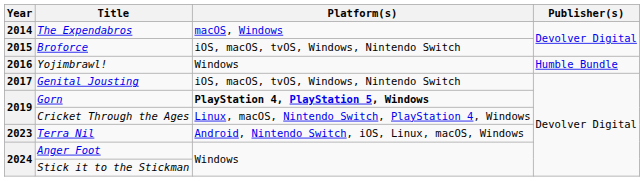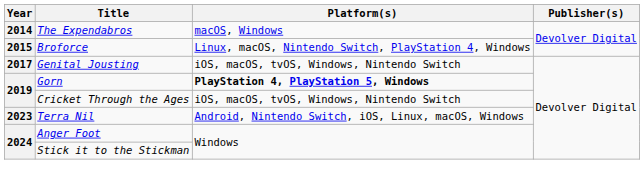(328, 47) iOS, macOS, tvOS, Windows, Nintendo Switch -> (362, 47) Linux, macOS, Nintendo Switch, PlayStation 4, Windows
- row: (72, 64)
(362, 116) Linux, macOS, Nintendo Switch, PlayStation 4, Windows -> (328, 99) iOS, macOS, tvOS, Windows, Nintendo Switch
